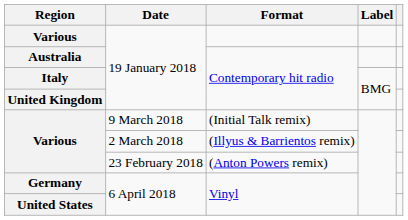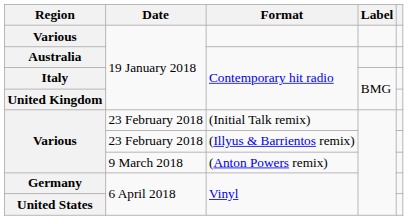(146, 120) 9 March 2018 -> (156, 120) 23 February 2018
(146, 141) 2 March 2018 -> (156, 141) 23 February 2018
(156, 162) 23 February 2018 -> (146, 162) 9 March 2018
